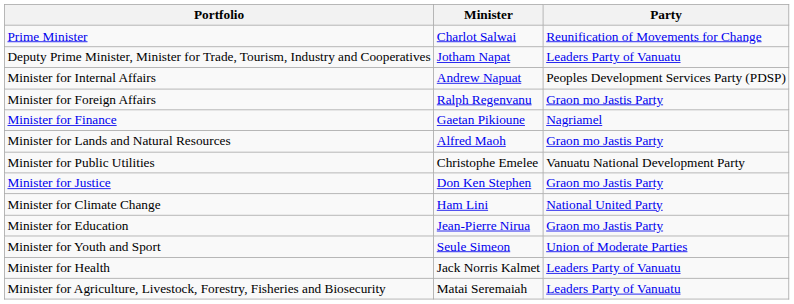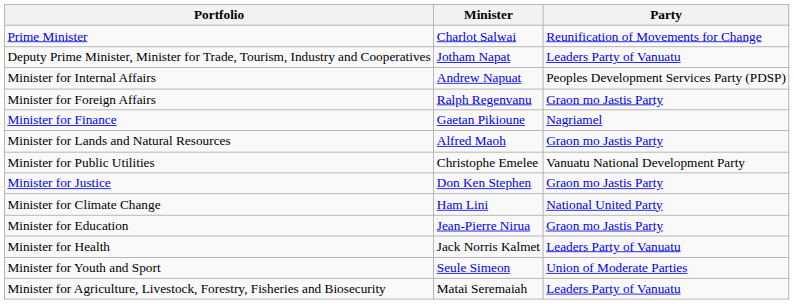rows swapped: (59, 267) <-> (84, 246)
